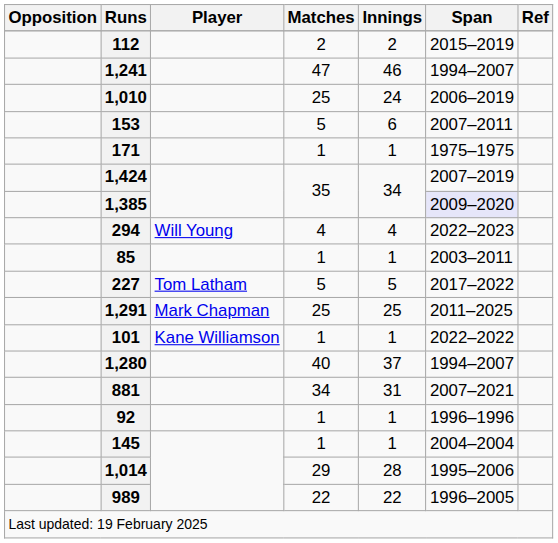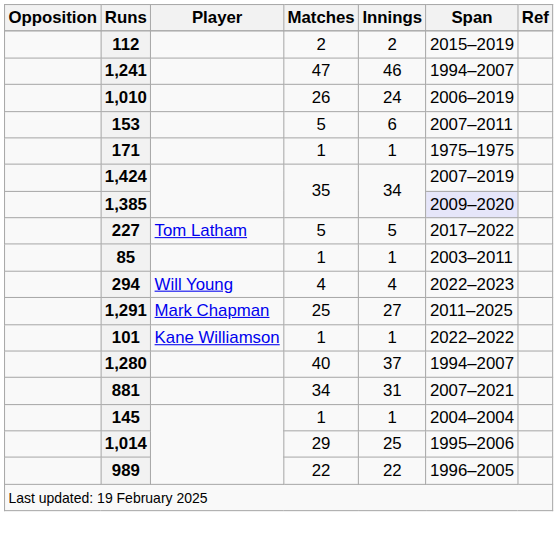(321, 97) 25 -> (321, 97) 26
rows swapped: (126, 284) <-> (126, 230)
(392, 310) 25 -> (392, 310) 27
- row: (126, 417)
(392, 470) 28 -> (392, 444) 25
